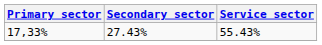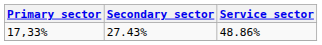(240, 32) 55.43% -> (240, 32) 48.86%
